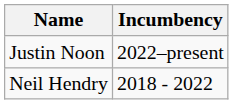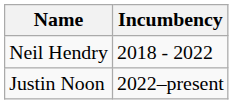rows swapped: (59, 83) <-> (57, 51)
